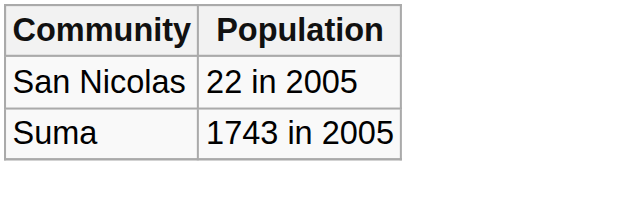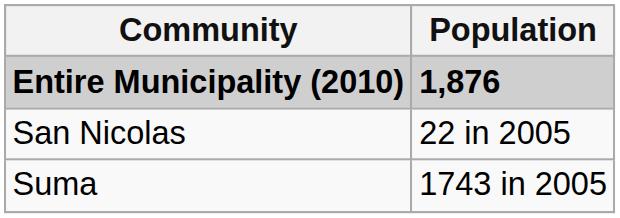+ row: (208, 81)
